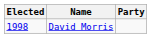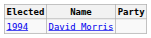(17, 26) 1998 -> (17, 26) 1994
